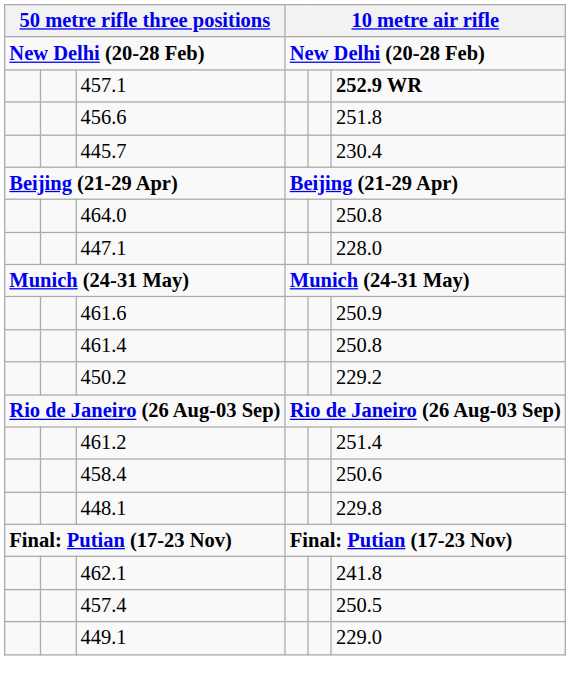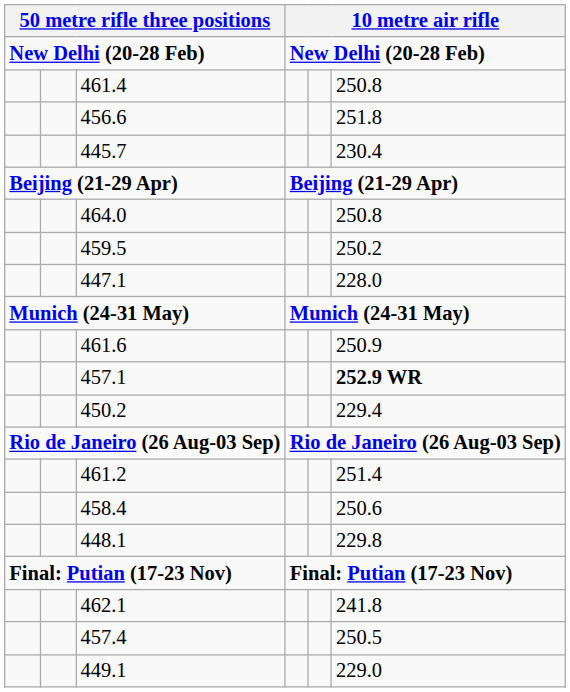rows swapped: (104, 85) <-> (104, 345)
+ row: (104, 248)
(359, 378) 229.2 -> (359, 410) 229.4
